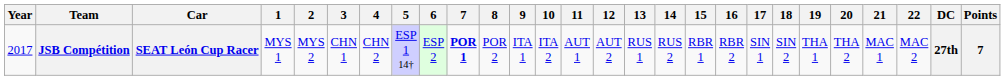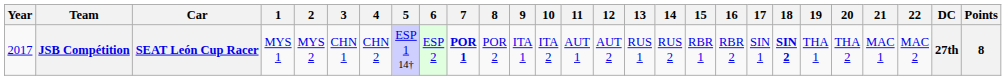(786, 49) normal -> (786, 49) bold
(980, 49) 7 -> (981, 49) 8
